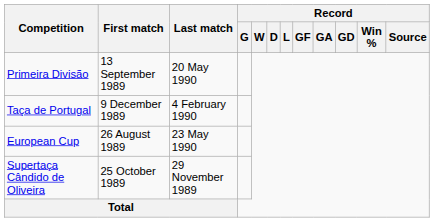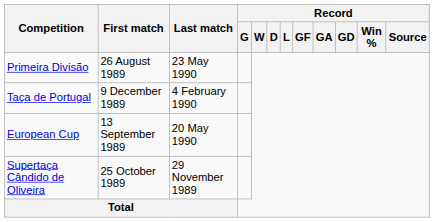(128, 74) 13 September 1989 -> (125, 67) 26 August 1989
(190, 74) 20 May 1990 -> (190, 67) 23 May 1990
(125, 141) 26 August 1989 -> (128, 134) 13 September 1989
(190, 141) 23 May 1990 -> (190, 134) 20 May 1990
